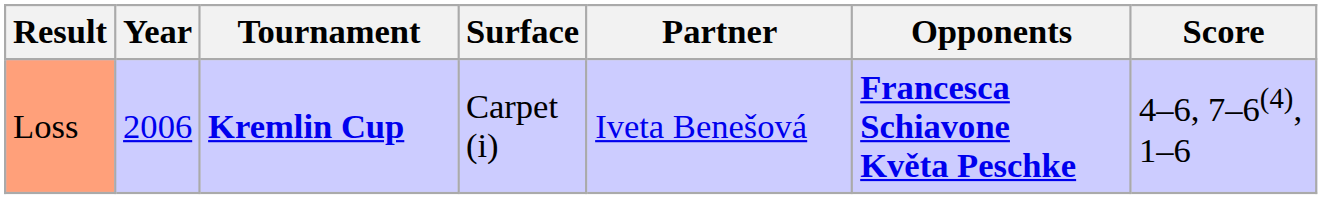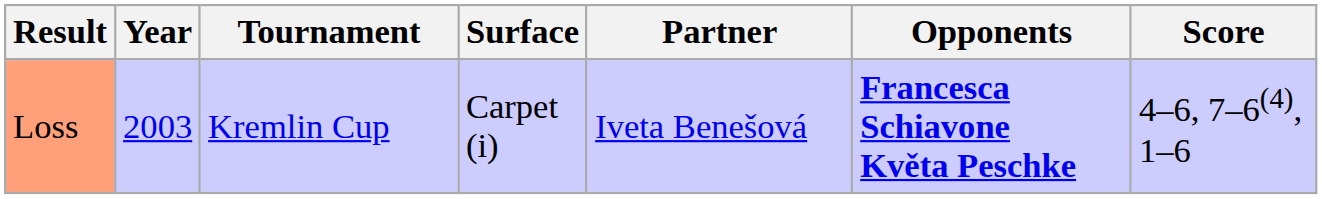(158, 125) 2006 -> (158, 125) 2003
(306, 125) bold -> (299, 125) normal
